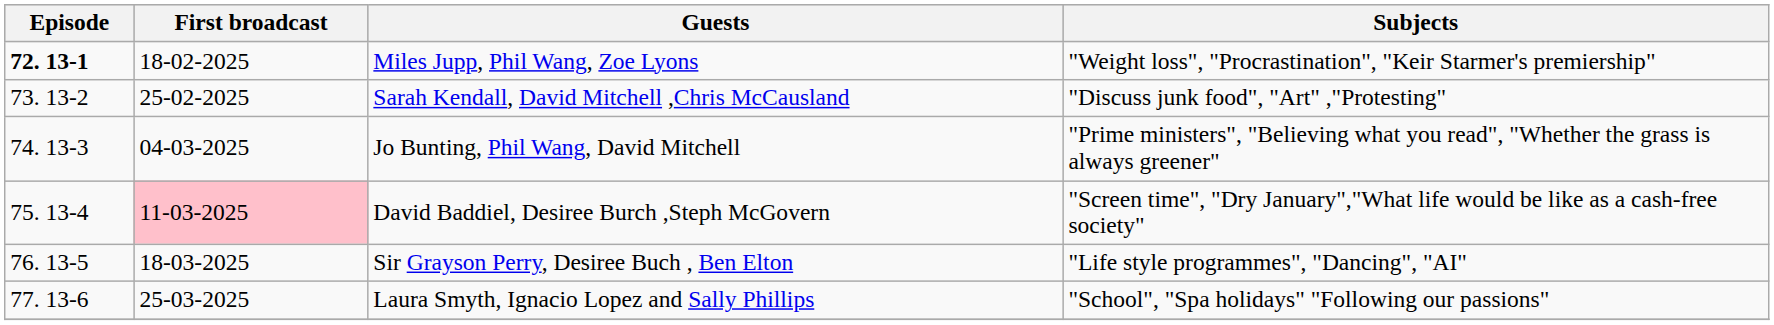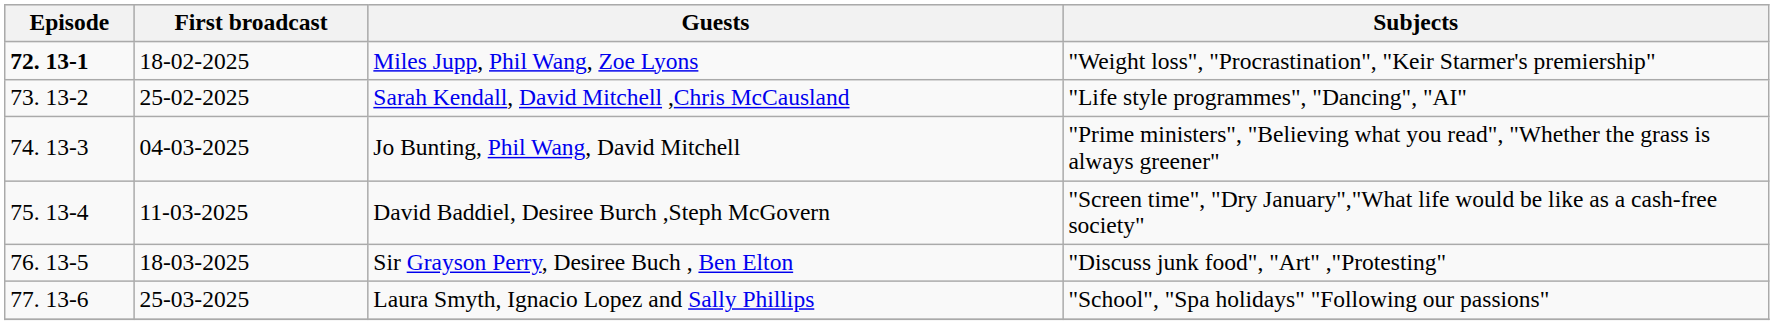(1257, 97) "Discuss junk food", "Art" ,"Protesting" -> (1268, 97) "Life style programmes", "Dancing", "AI"
(194, 212) pink background -> (194, 212) no background
(1268, 262) "Life style programmes", "Dancing", "AI" -> (1257, 262) "Discuss junk food", "Art" ,"Protesting"
